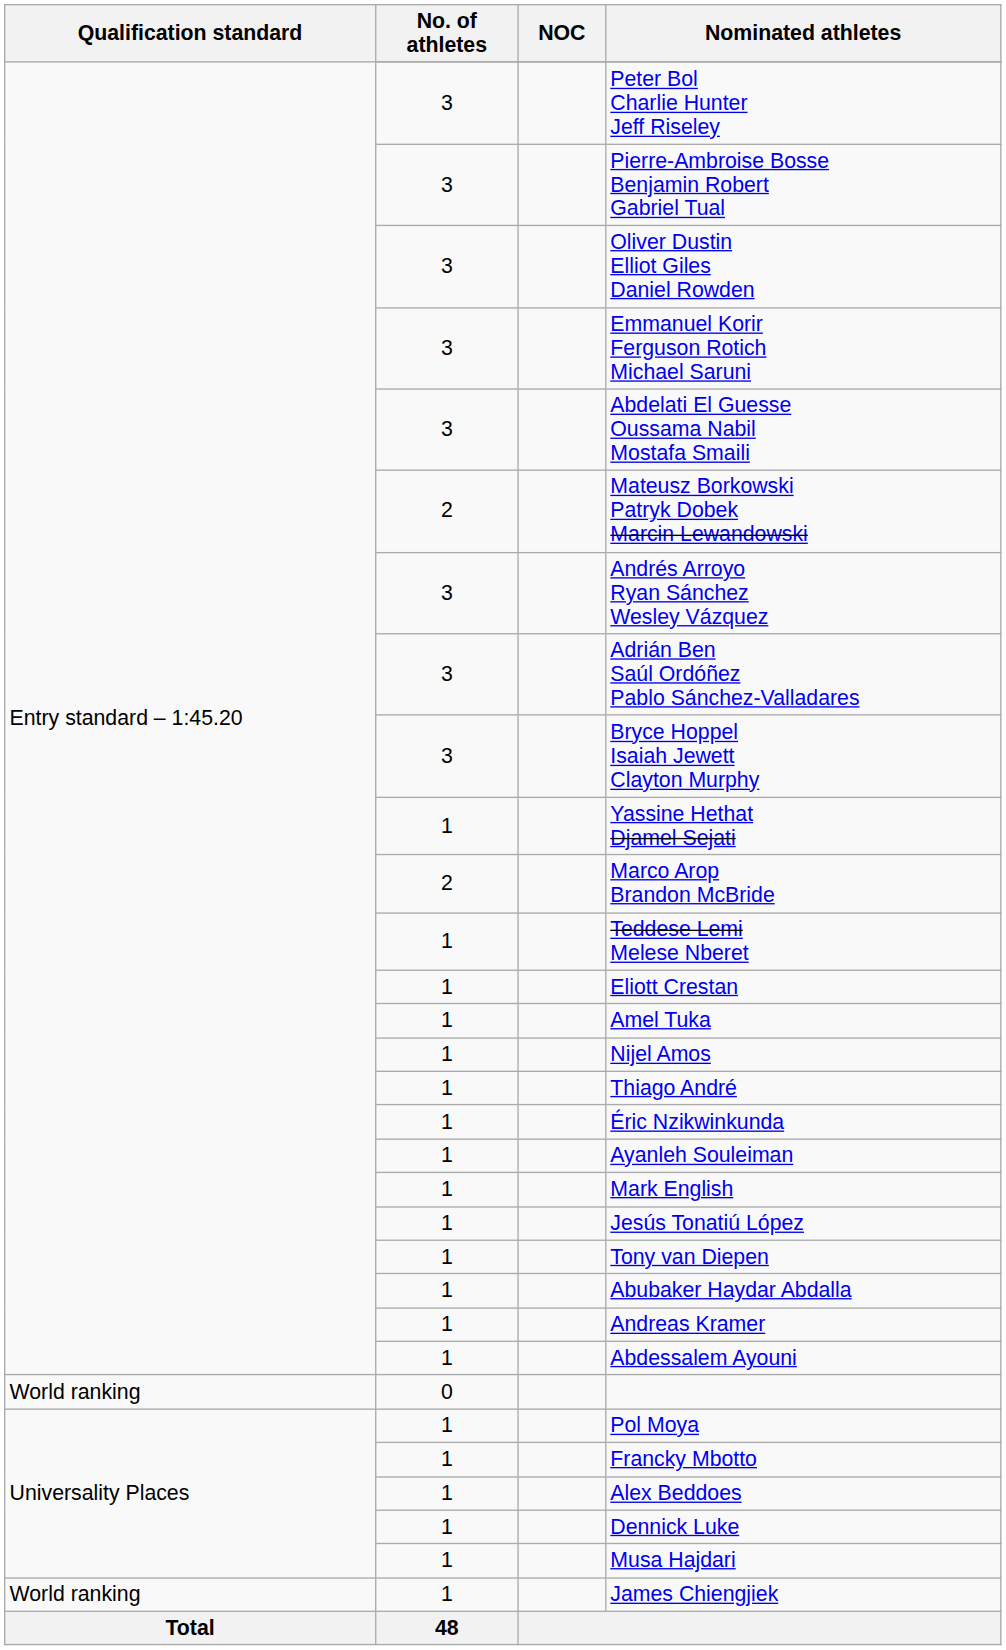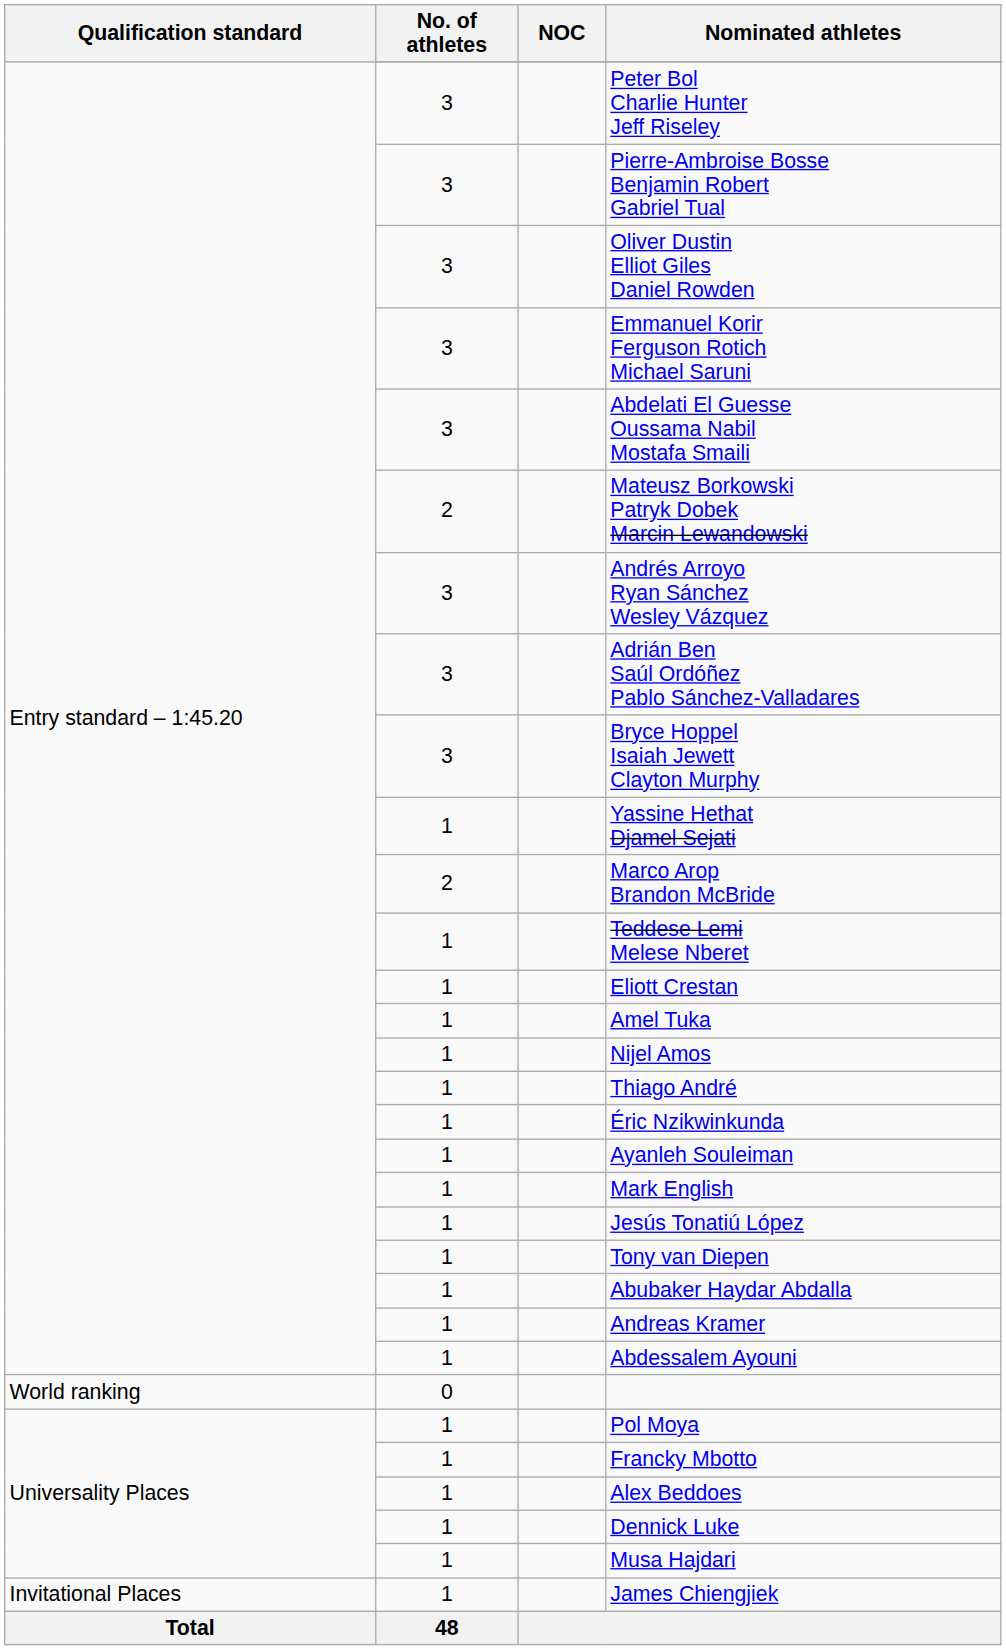(75, 1594) World ranking -> (95, 1594) Invitational Places
